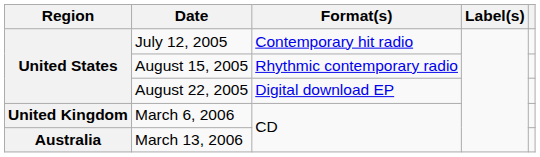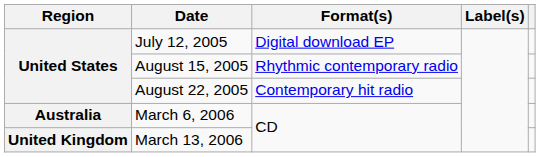(334, 41) Contemporary hit radio -> (325, 41) Digital download EP
(325, 90) Digital download EP -> (334, 90) Contemporary hit radio
(68, 115) United Kingdom -> (68, 115) Australia
(68, 139) Australia -> (68, 139) United Kingdom
